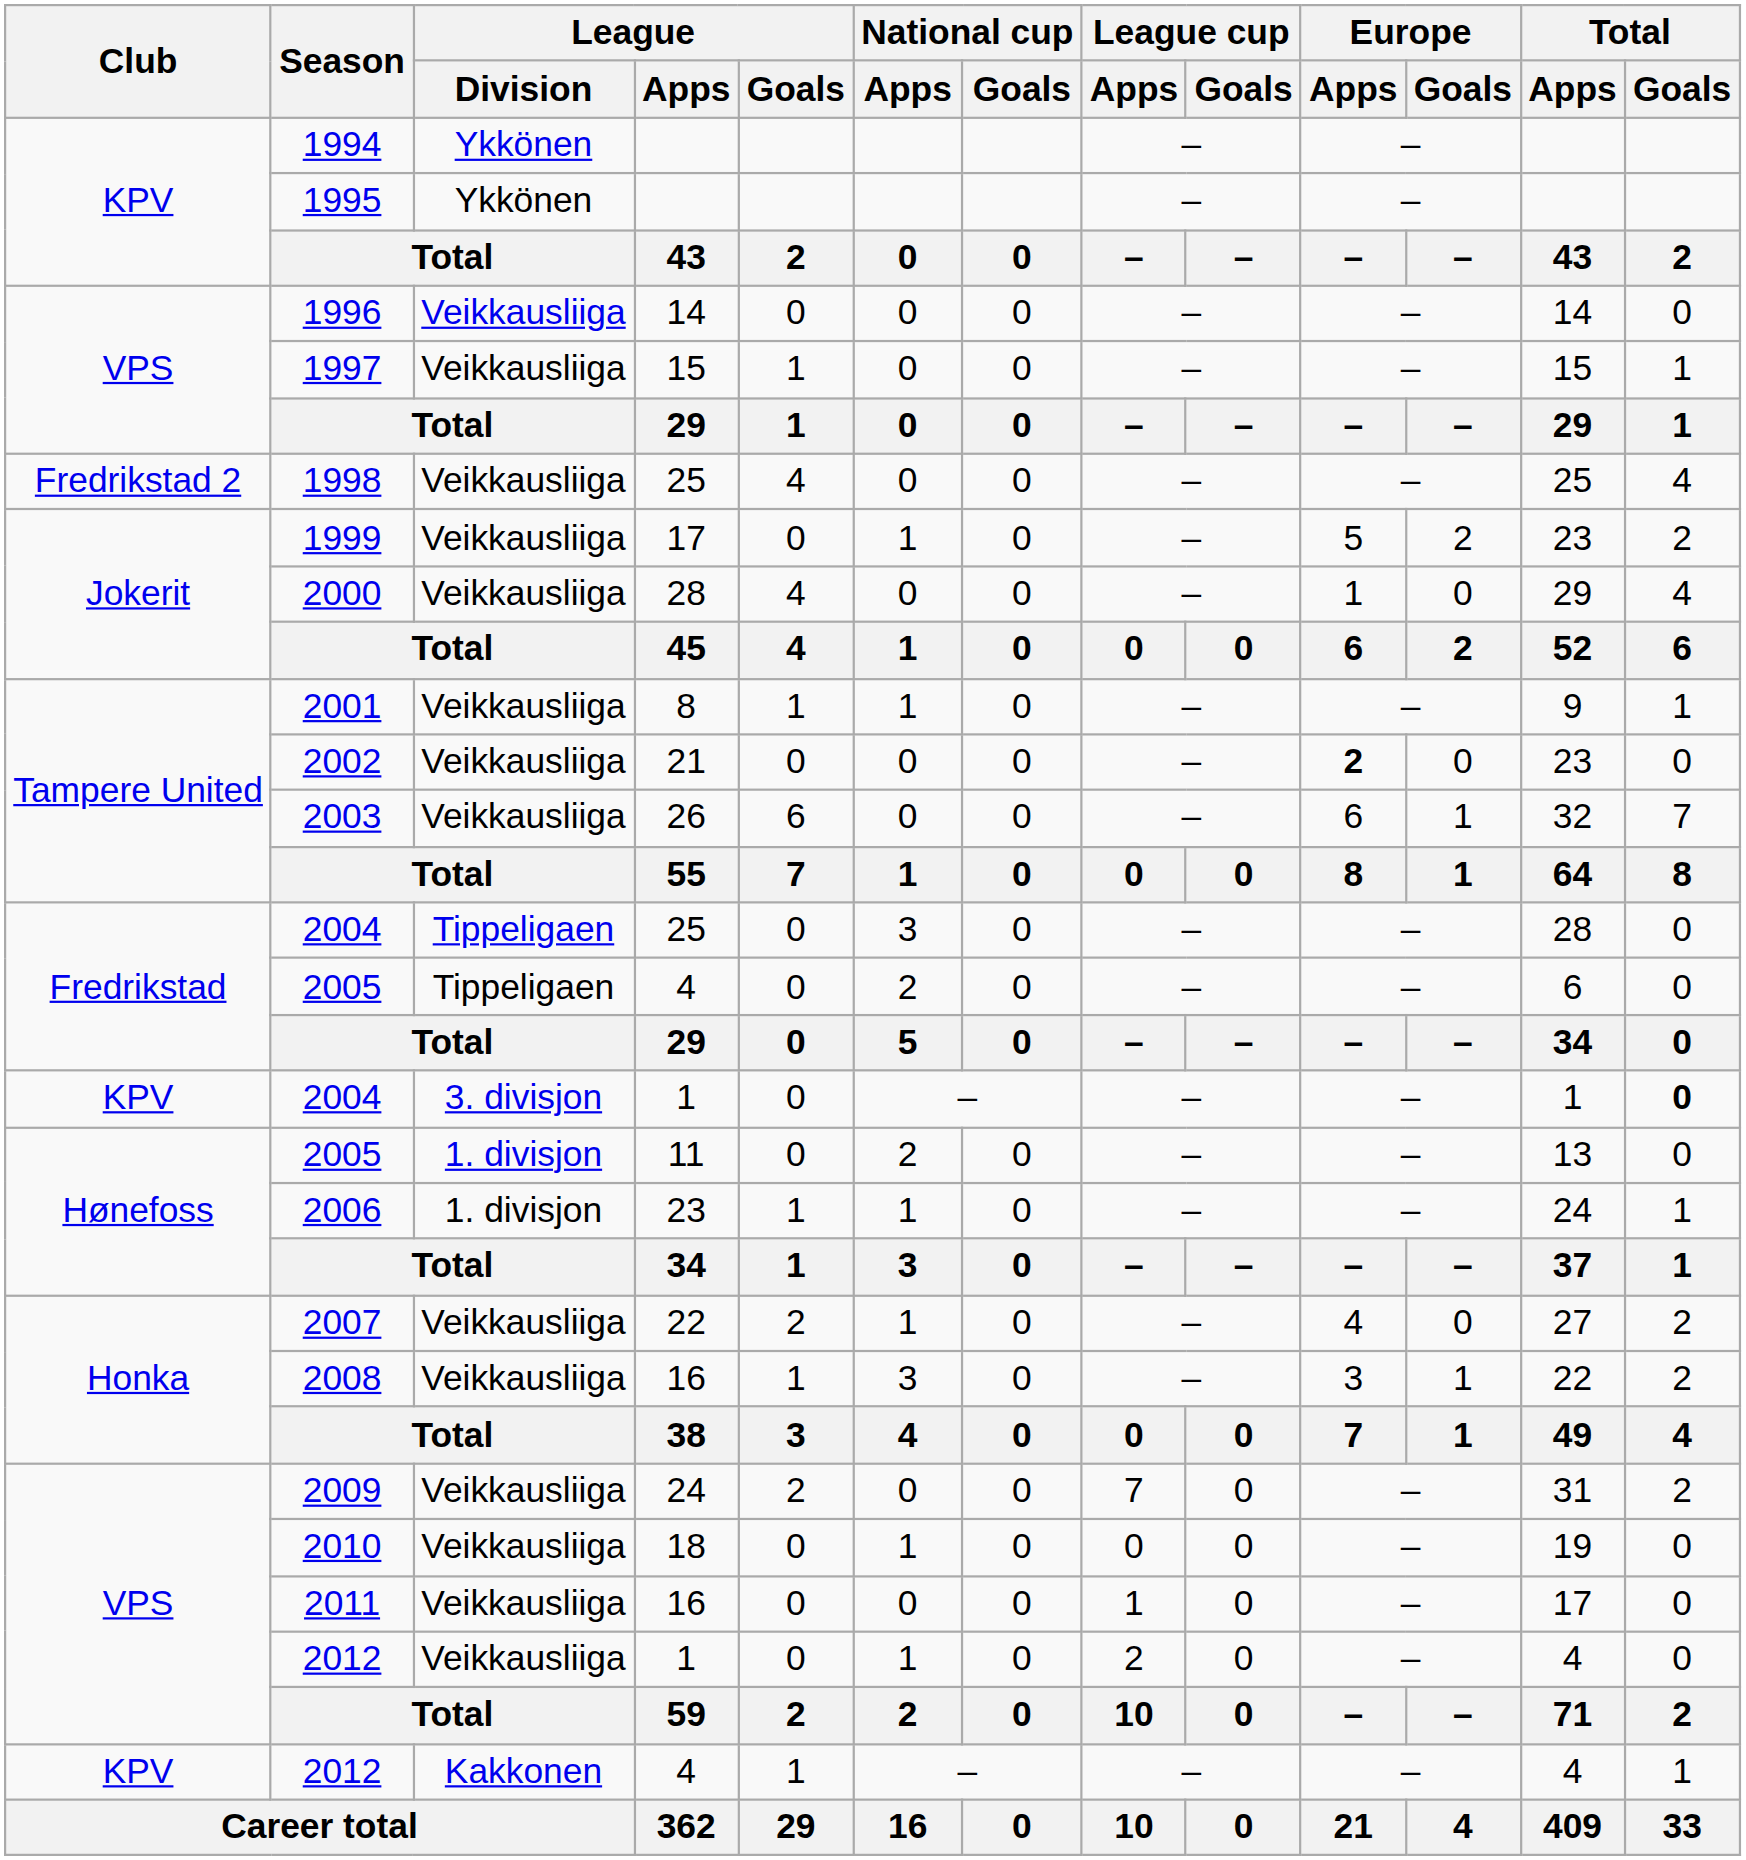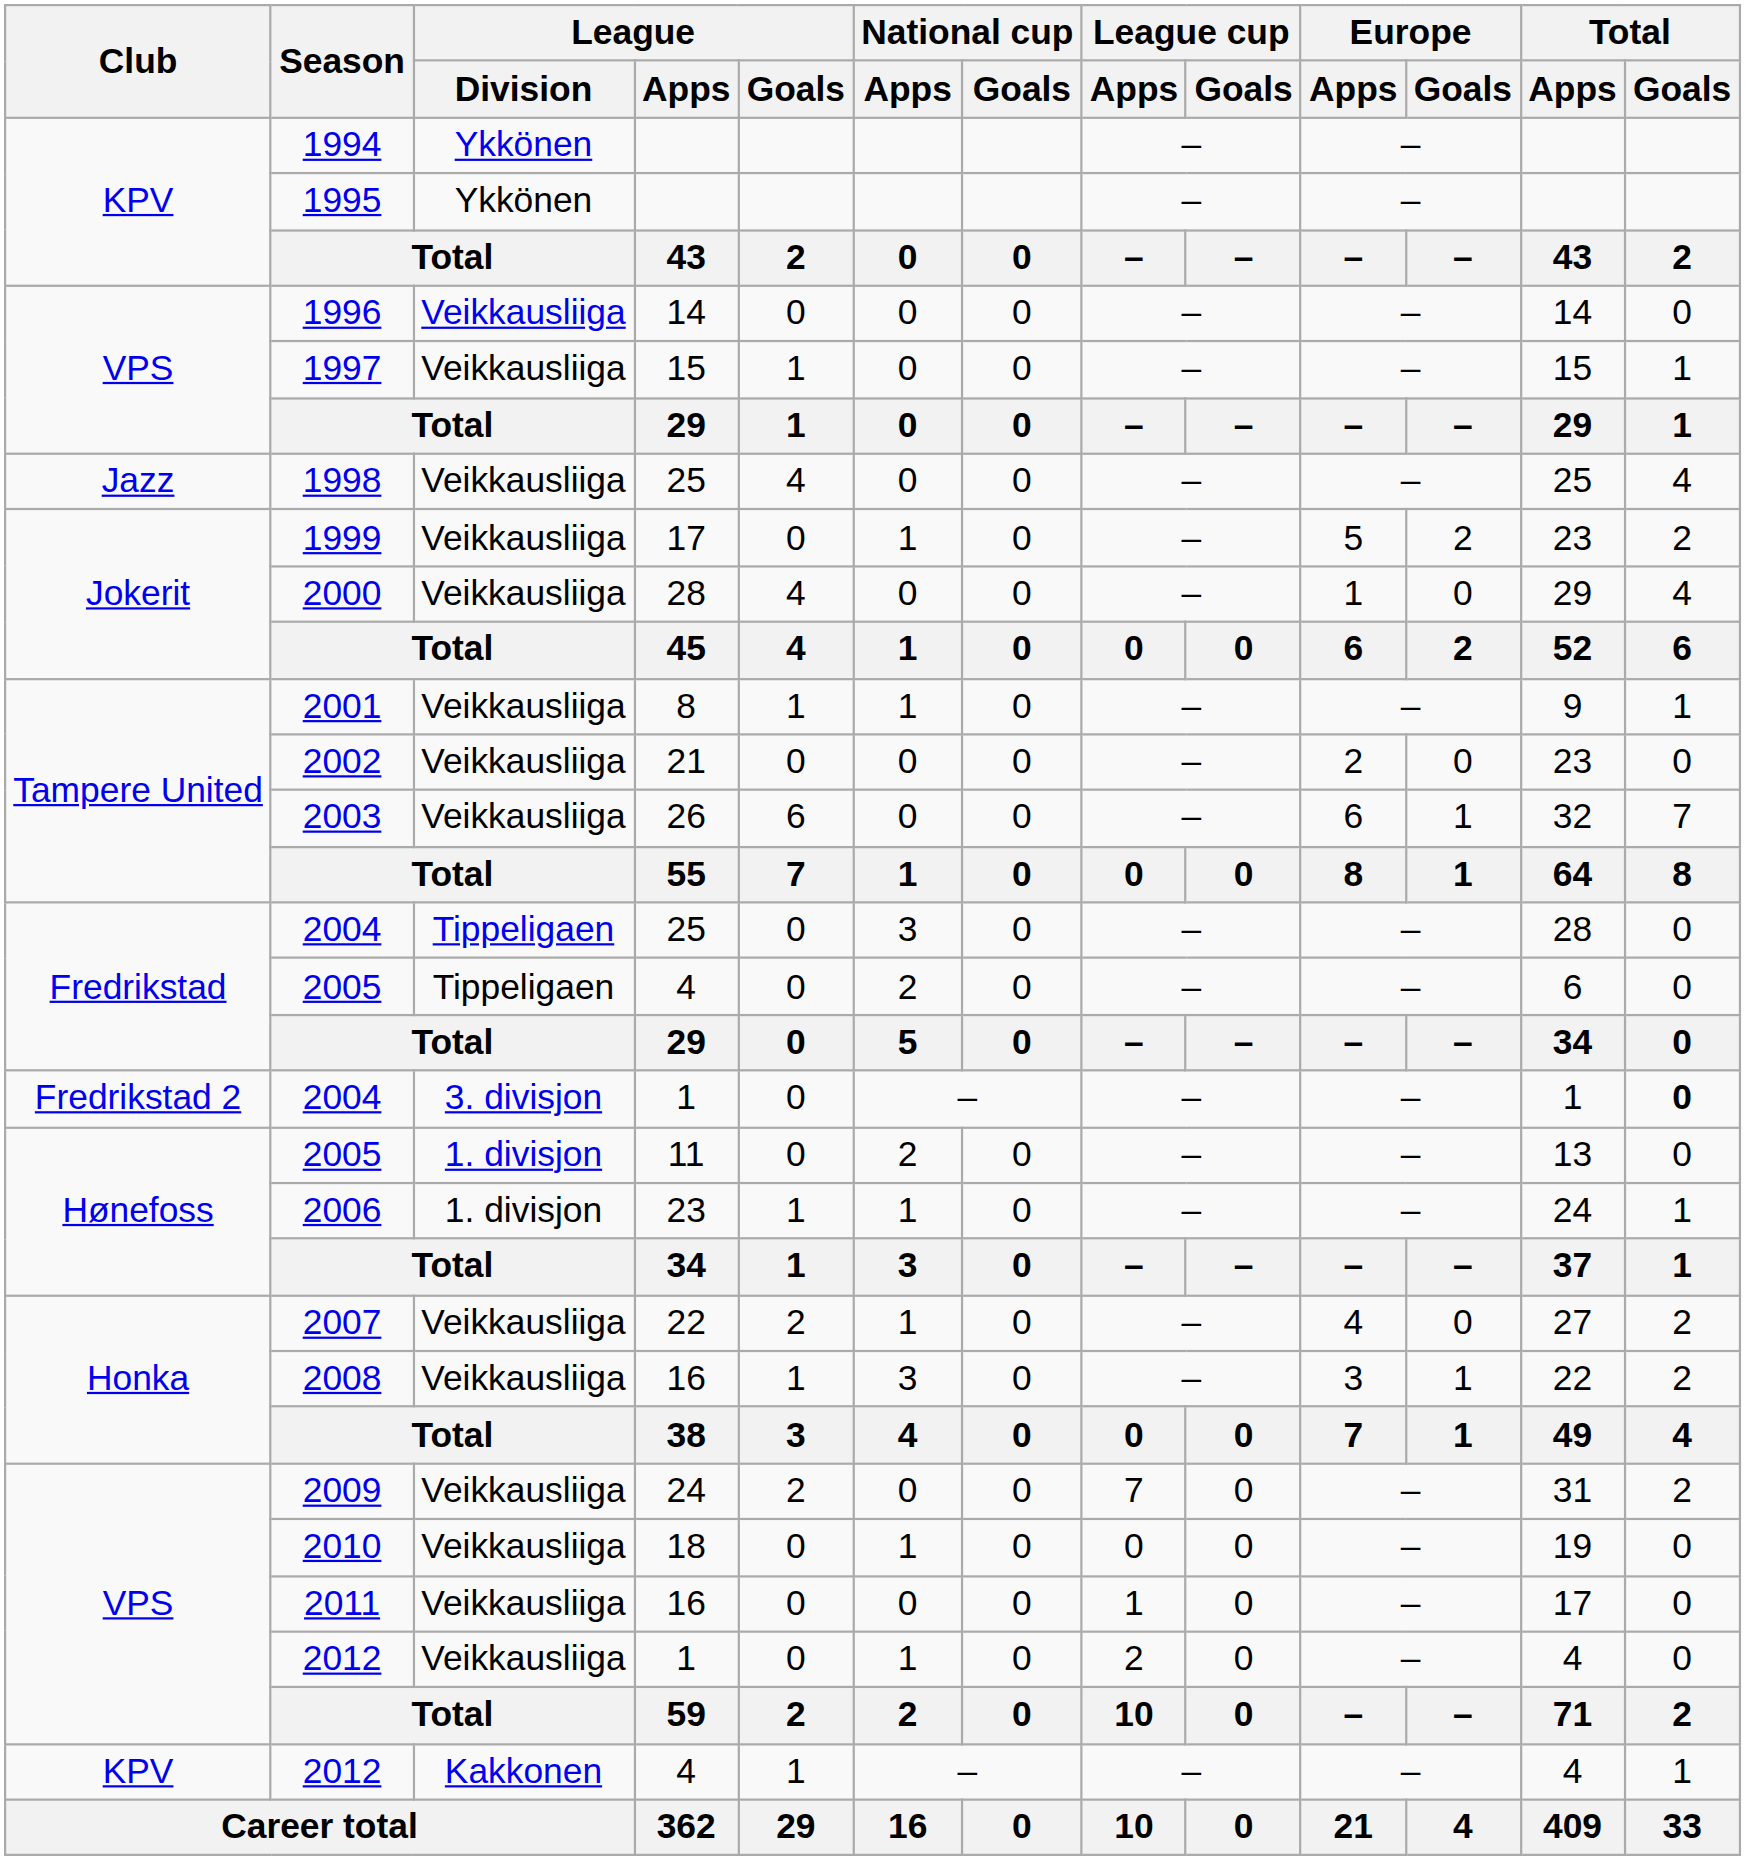(138, 481) Fredrikstad 2 -> (138, 481) Jazz
(1353, 761) bold -> (1353, 761) normal
(138, 1098) KPV -> (138, 1098) Fredrikstad 2
